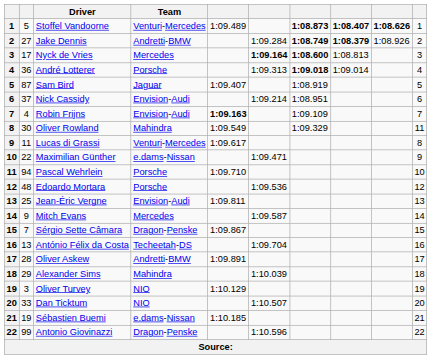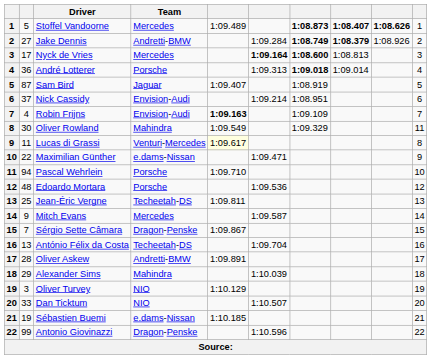(169, 26) Venturi-Mercedes -> (154, 26) Mercedes
(228, 142) no background -> (228, 142) lightyellow background
(162, 201) Envision-Audi -> (163, 201) Techeetah-DS
